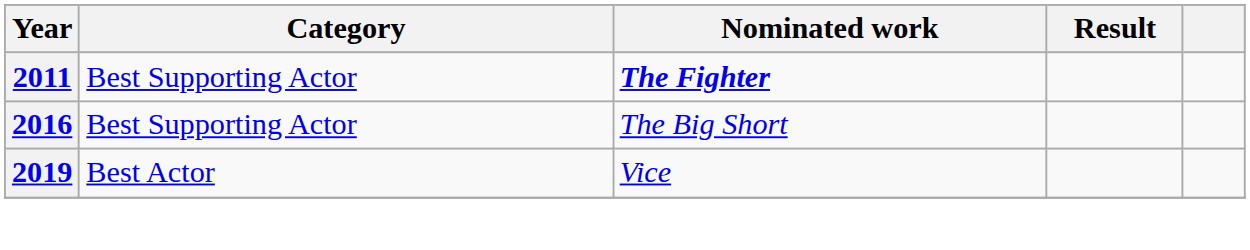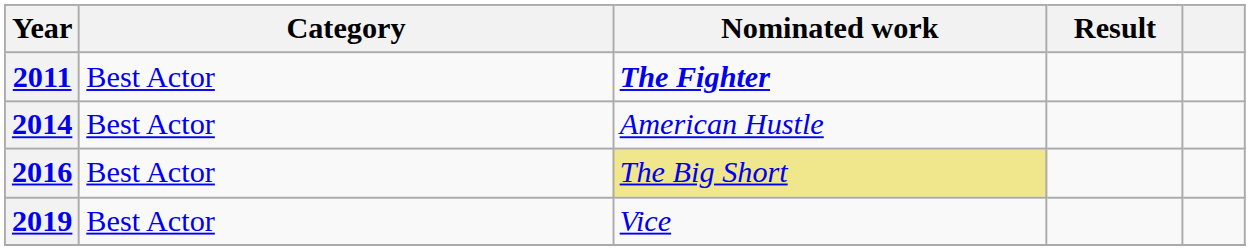(222, 76) Best Supporting Actor -> (151, 76) Best Actor
+ row: (42, 124)
(222, 124) Best Supporting Actor -> (151, 172) Best Actor
(704, 124) no background -> (704, 172) khaki background
